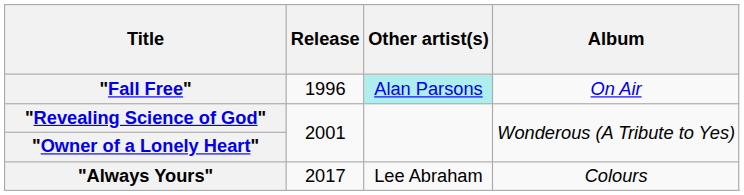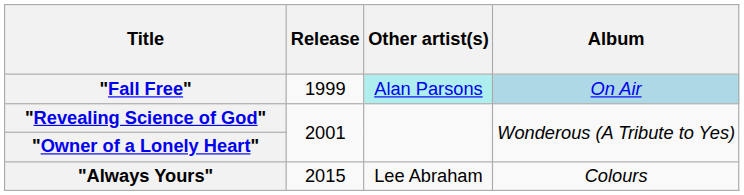(325, 88) 1996 -> (325, 88) 1999
(616, 88) no background -> (616, 88) lightblue background
(325, 175) 2017 -> (325, 175) 2015
